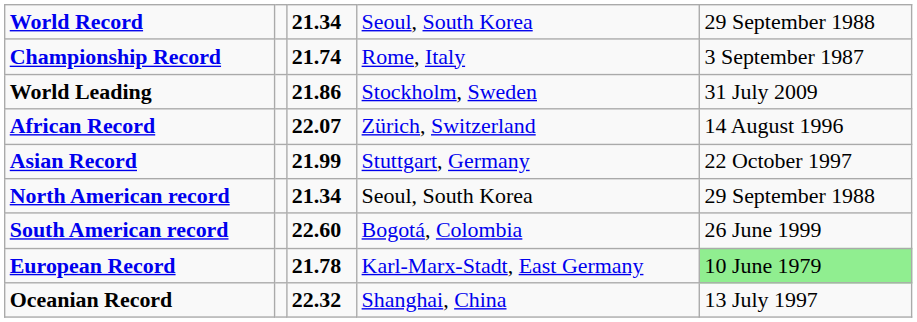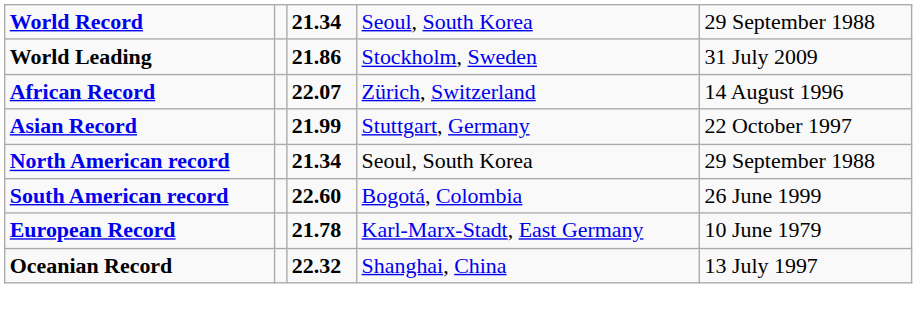- row: (115, 56)
(763, 265) lightgreen background -> (763, 230) no background
